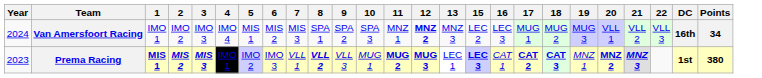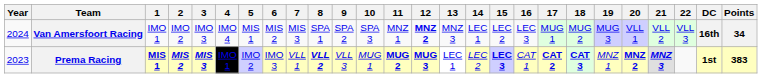+ column: (478, 12)
(715, 60) 380 -> (739, 60) 383
